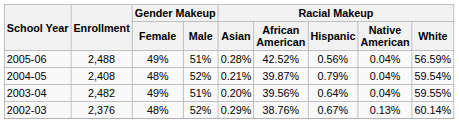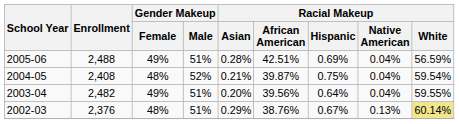(281, 59) 42.52% -> (281, 59) 42.51%
(333, 59) 0.56% -> (333, 59) 0.69%
(333, 76) 0.79% -> (333, 76) 0.75%
(201, 111) 52% -> (201, 111) 51%
(433, 111) no background -> (433, 111) khaki background
